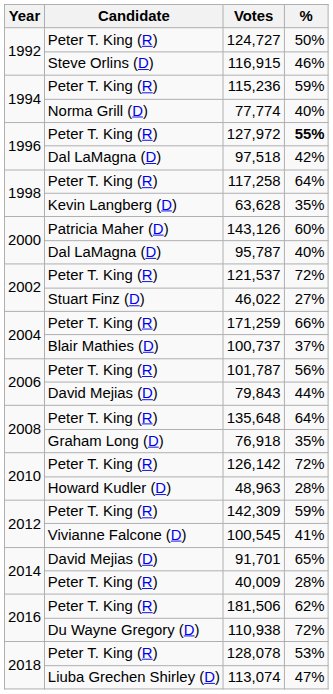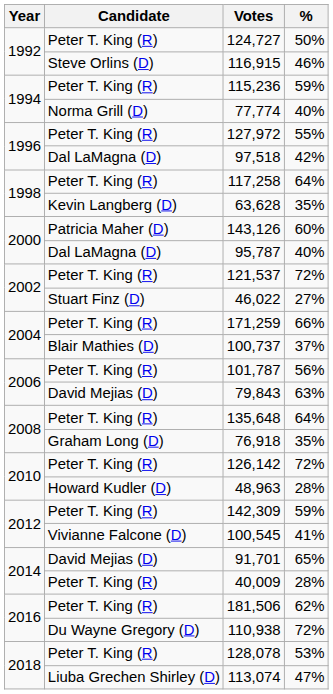(310, 134) bold -> (310, 134) normal
(310, 393) 44% -> (310, 393) 63%
